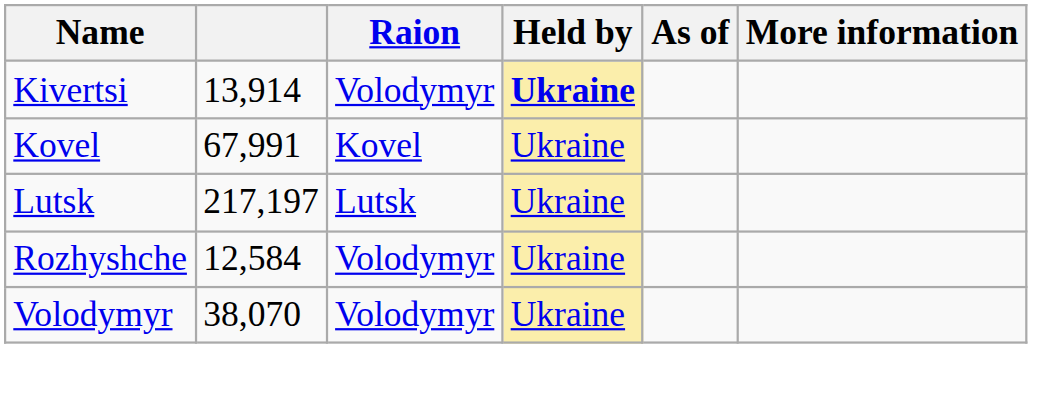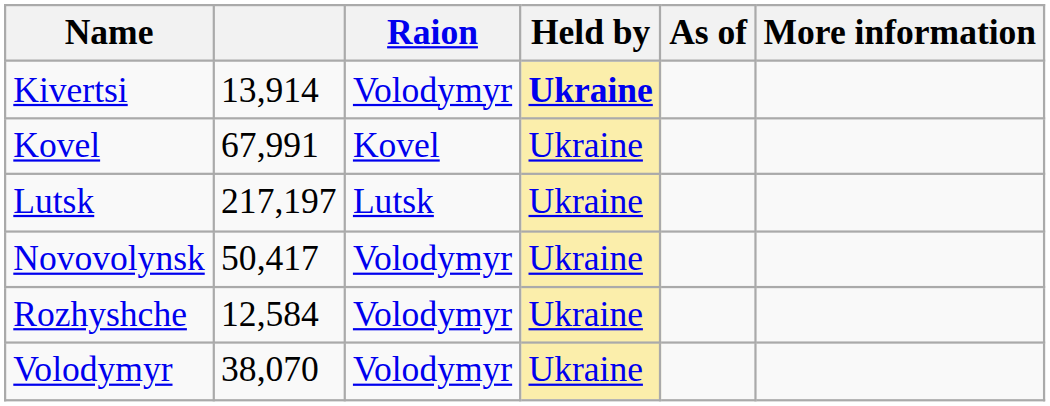+ row: (109, 257)
